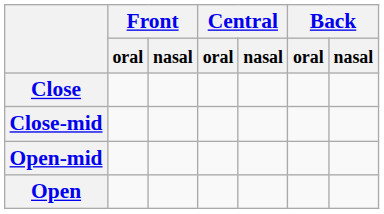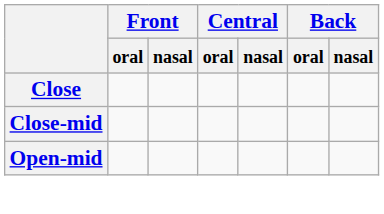- row: (56, 191)
